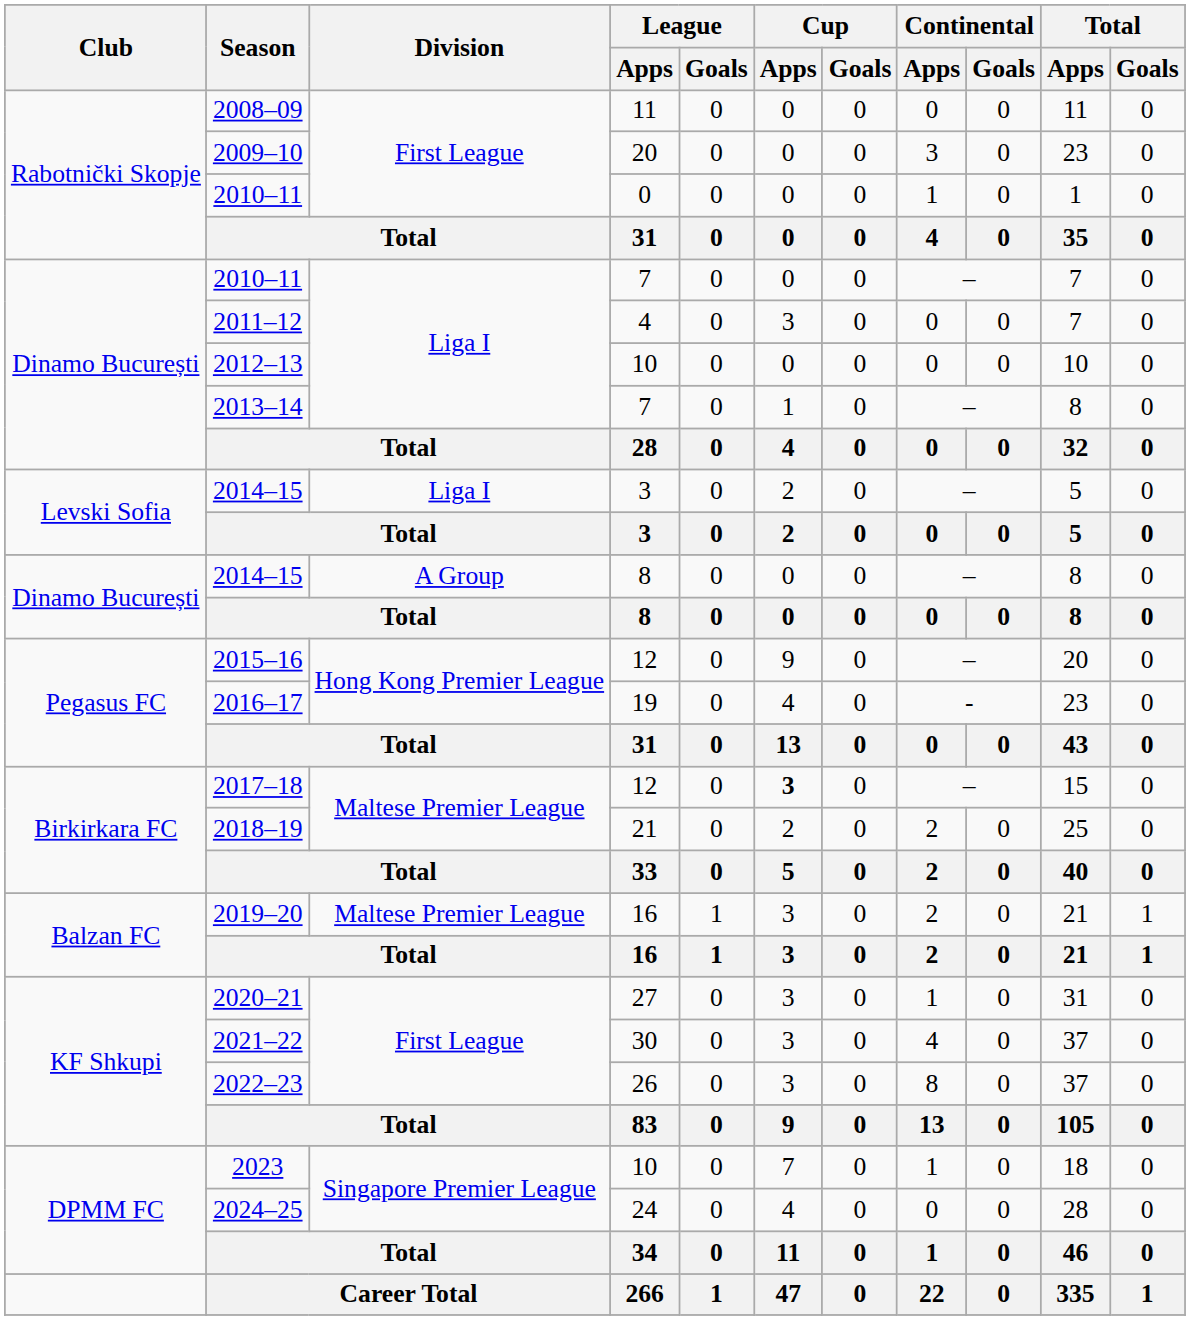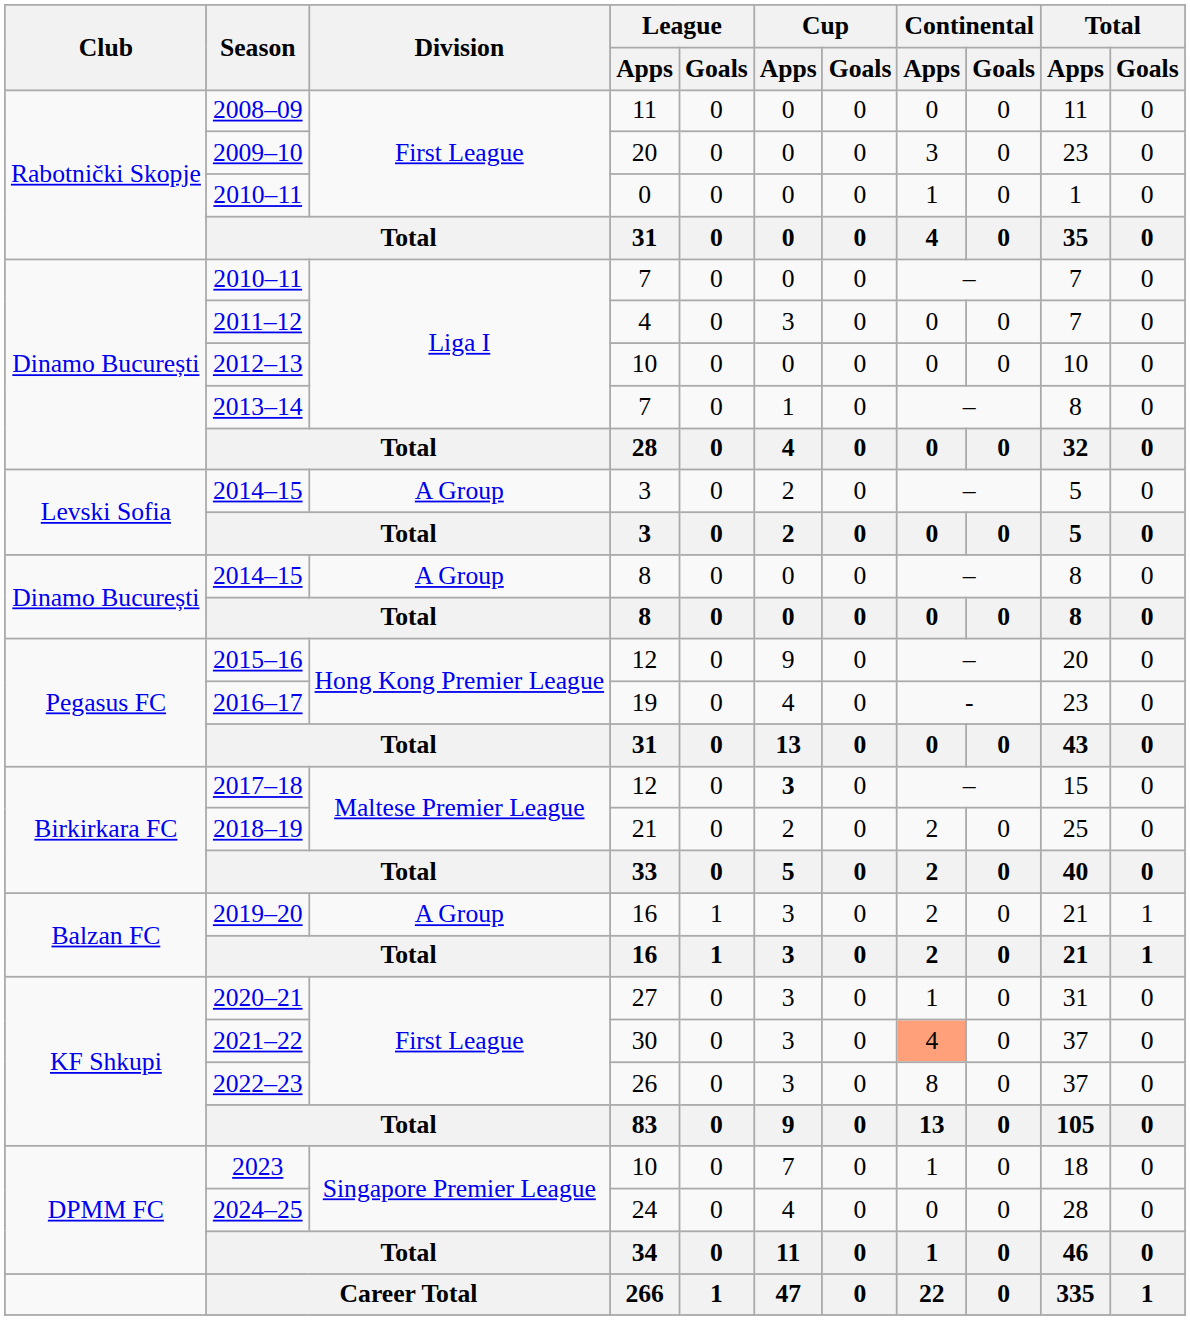(459, 491) Liga I -> (459, 491) A Group
(459, 913) Maltese Premier League -> (459, 913) A Group
(932, 1040) no background -> (932, 1040) lightsalmon background
